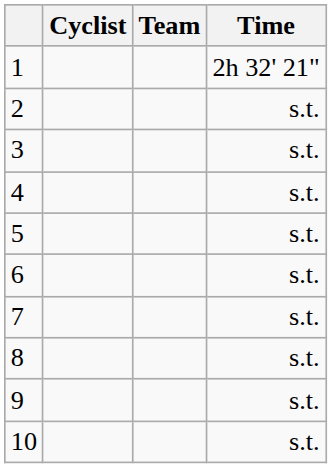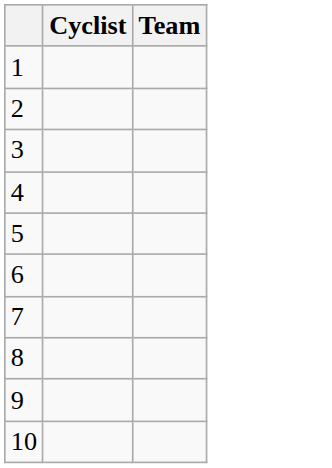- column: (266, 25)
